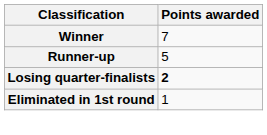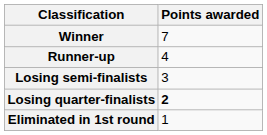(165, 57) 5 -> (165, 57) 4
+ row: (81, 78)
